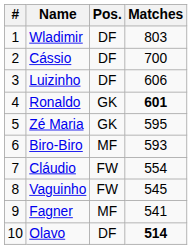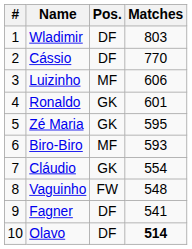(156, 59) 700 -> (156, 59) 770
(107, 80) DF -> (107, 80) MF
(156, 102) bold -> (156, 102) normal
(107, 168) FW -> (107, 168) GK
(156, 189) 545 -> (156, 189) 548
(107, 211) MF -> (107, 211) DF
